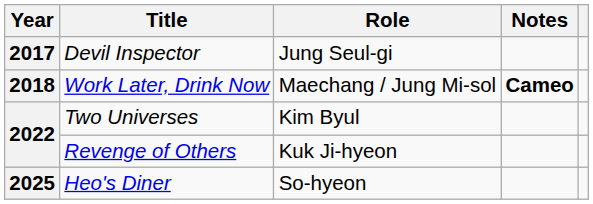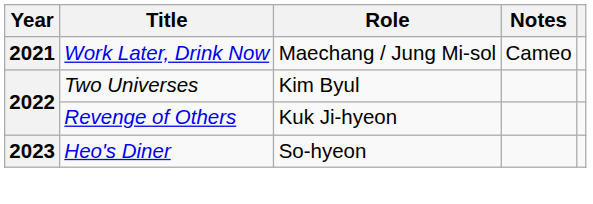- row: (132, 53)
(32, 85) 2018 -> (32, 53) 2021
(540, 85) bold -> (539, 53) normal
(32, 183) 2025 -> (32, 150) 2023
